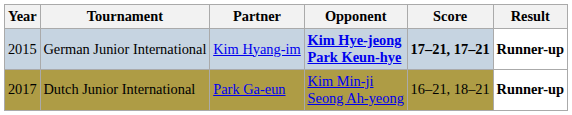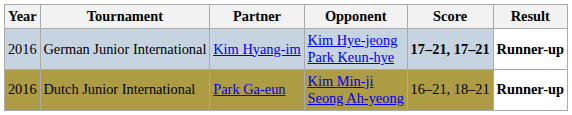(22, 49) 2015 -> (22, 49) 2016
(354, 49) bold -> (352, 49) normal
(22, 89) 2017 -> (22, 89) 2016
